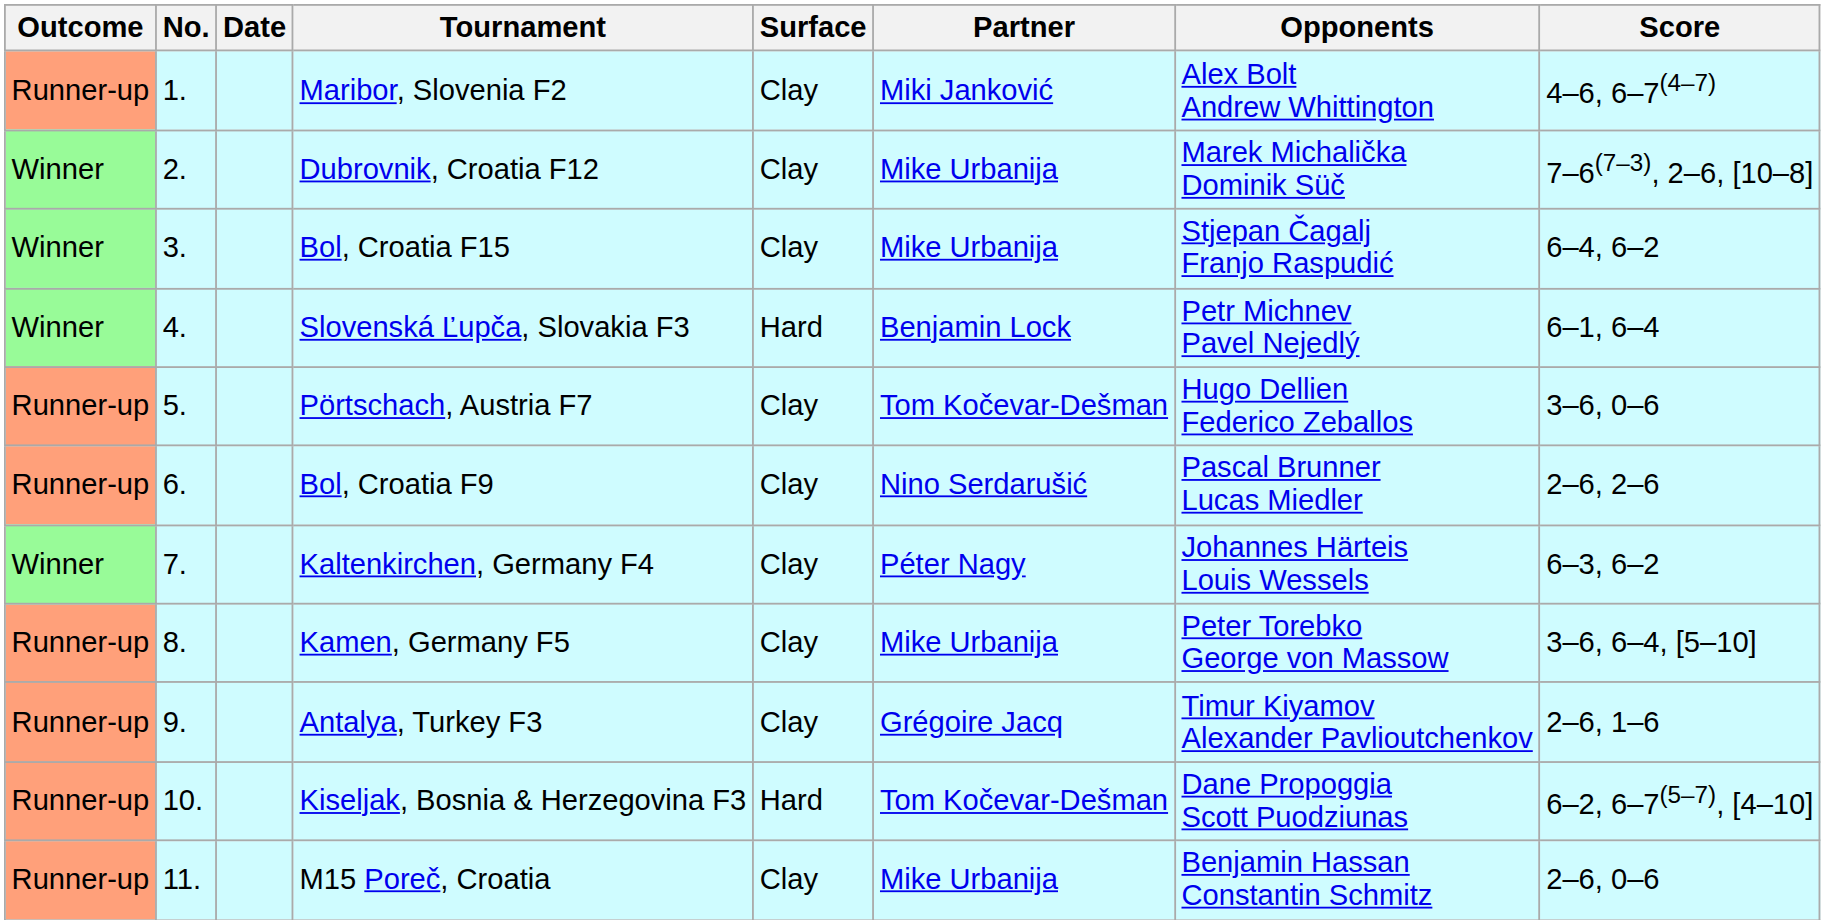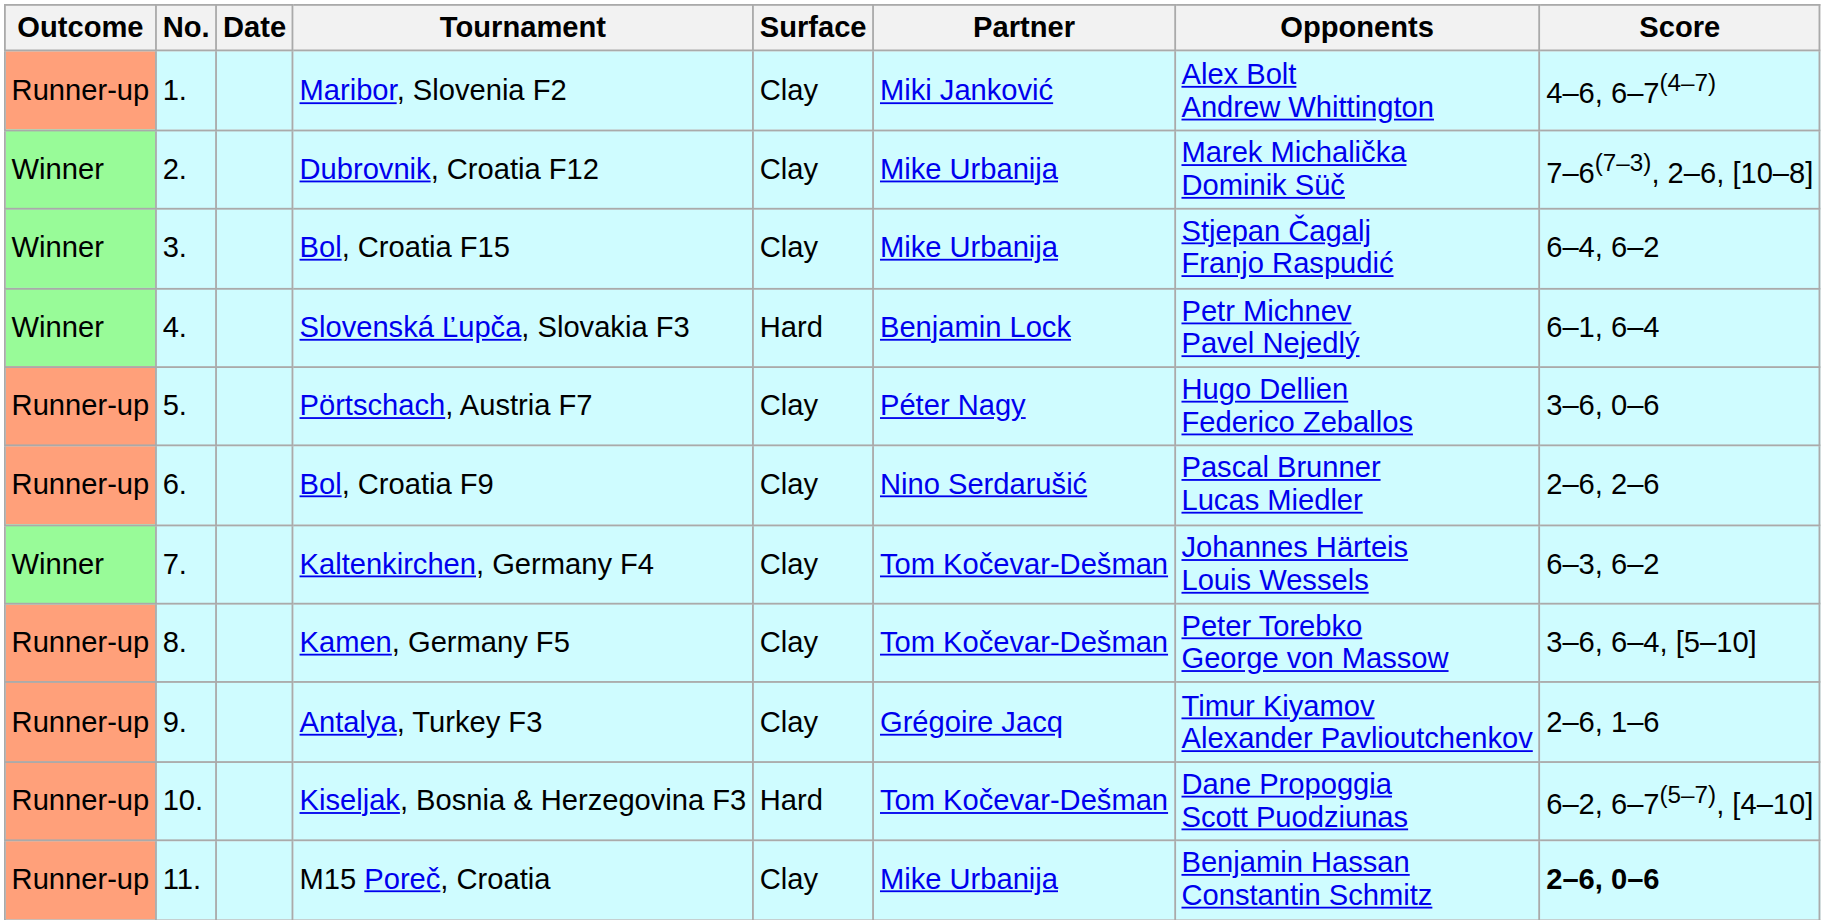(1024, 405) Tom Kočevar-Dešman -> (953, 405) Péter Nagy
(953, 563) Péter Nagy -> (1024, 563) Tom Kočevar-Dešman
(969, 642) Mike Urbanija -> (1024, 642) Tom Kočevar-Dešman
(1603, 879) normal -> (1603, 879) bold
